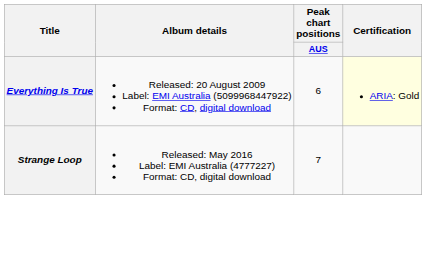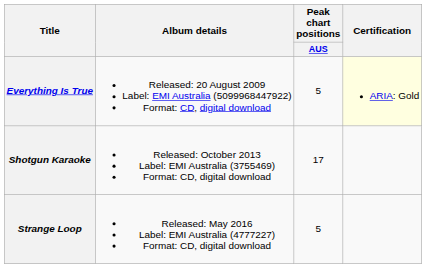(318, 91) 6 -> (318, 91) 5
+ row: (50, 160)
(318, 160) 7 -> (318, 229) 5
